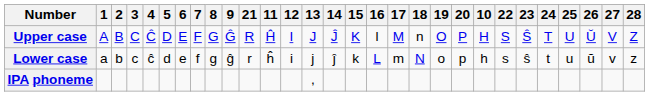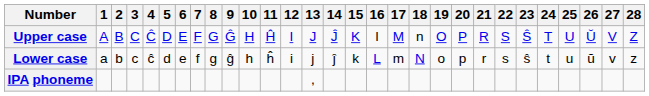columns swapped: (484, 15) <-> (249, 15)
